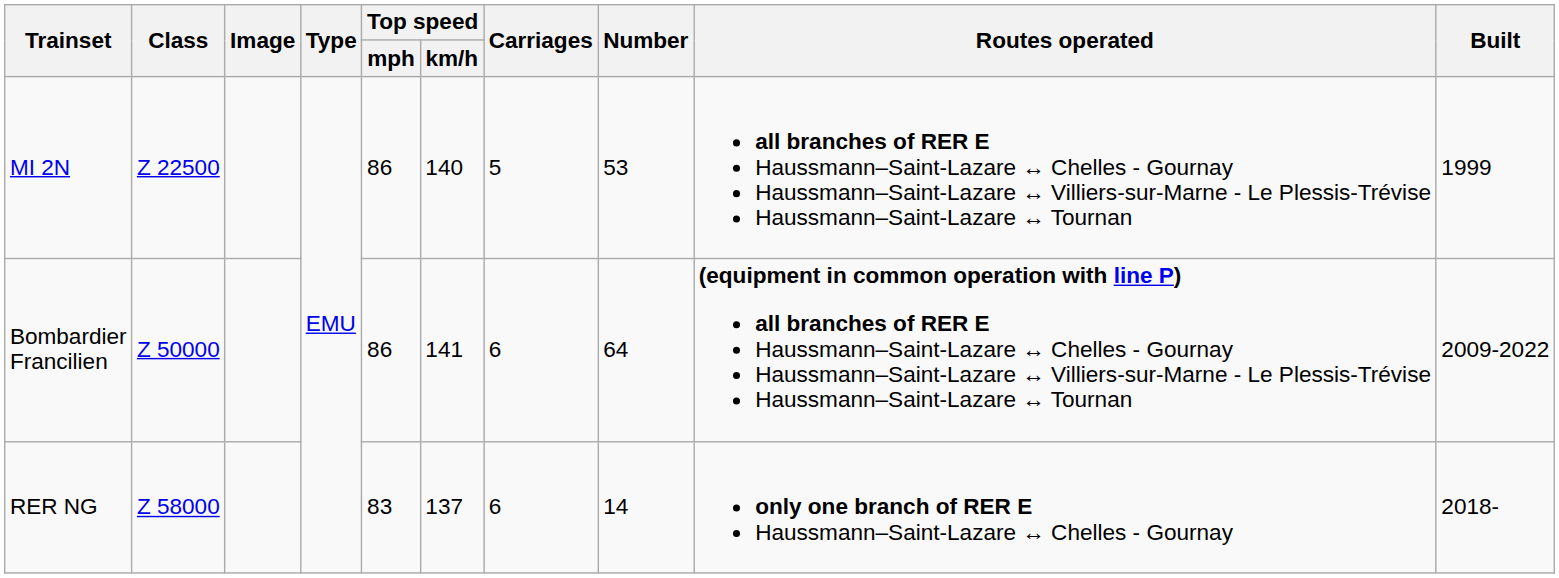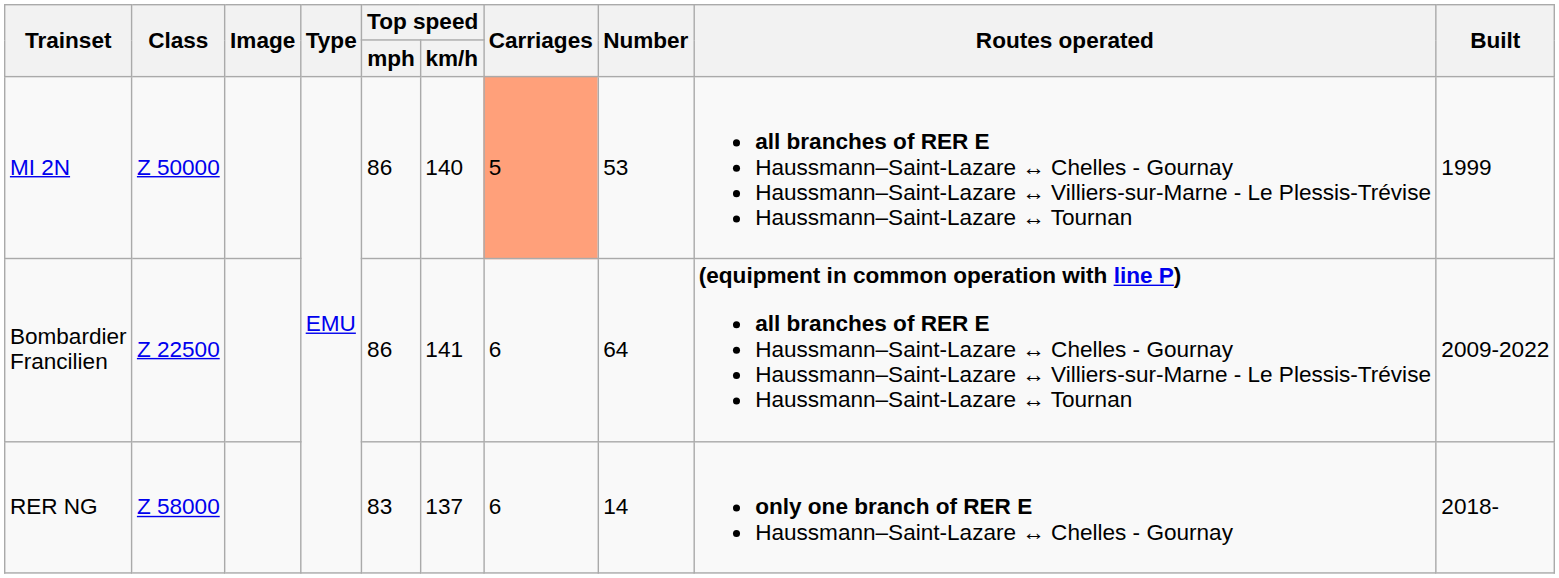(178, 167) Z 22500 -> (178, 167) Z 50000
(495, 167) no background -> (495, 167) lightsalmon background
(178, 349) Z 50000 -> (178, 349) Z 22500
